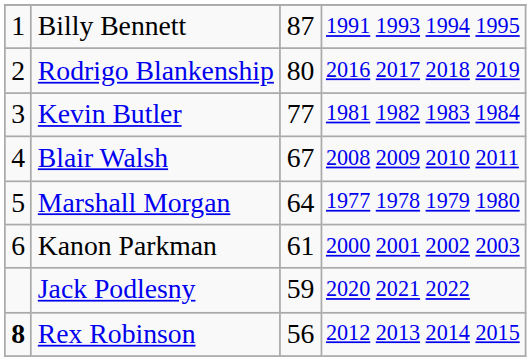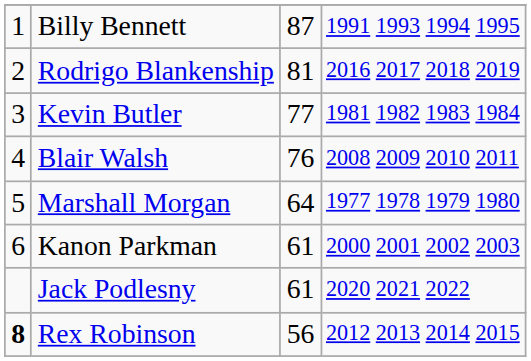(300, 70) 80 -> (300, 70) 81
(300, 158) 67 -> (300, 158) 76
(300, 289) 59 -> (300, 289) 61
